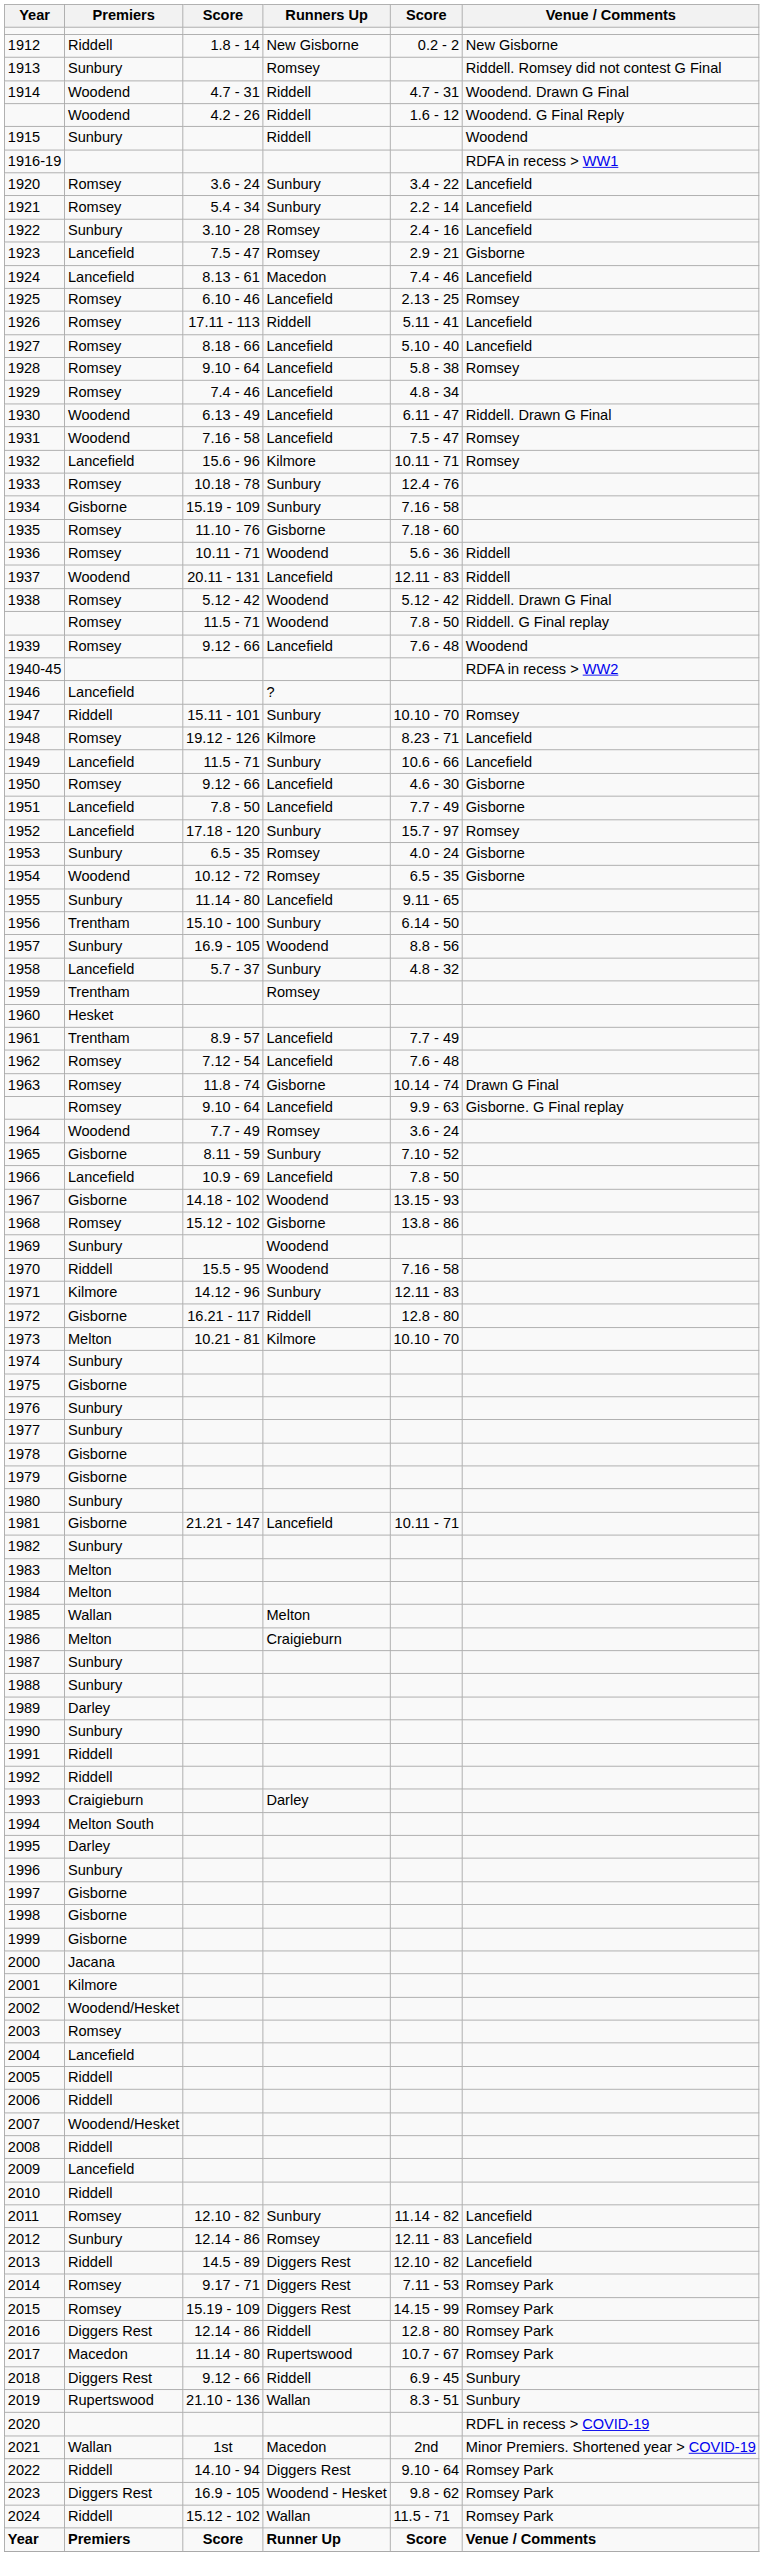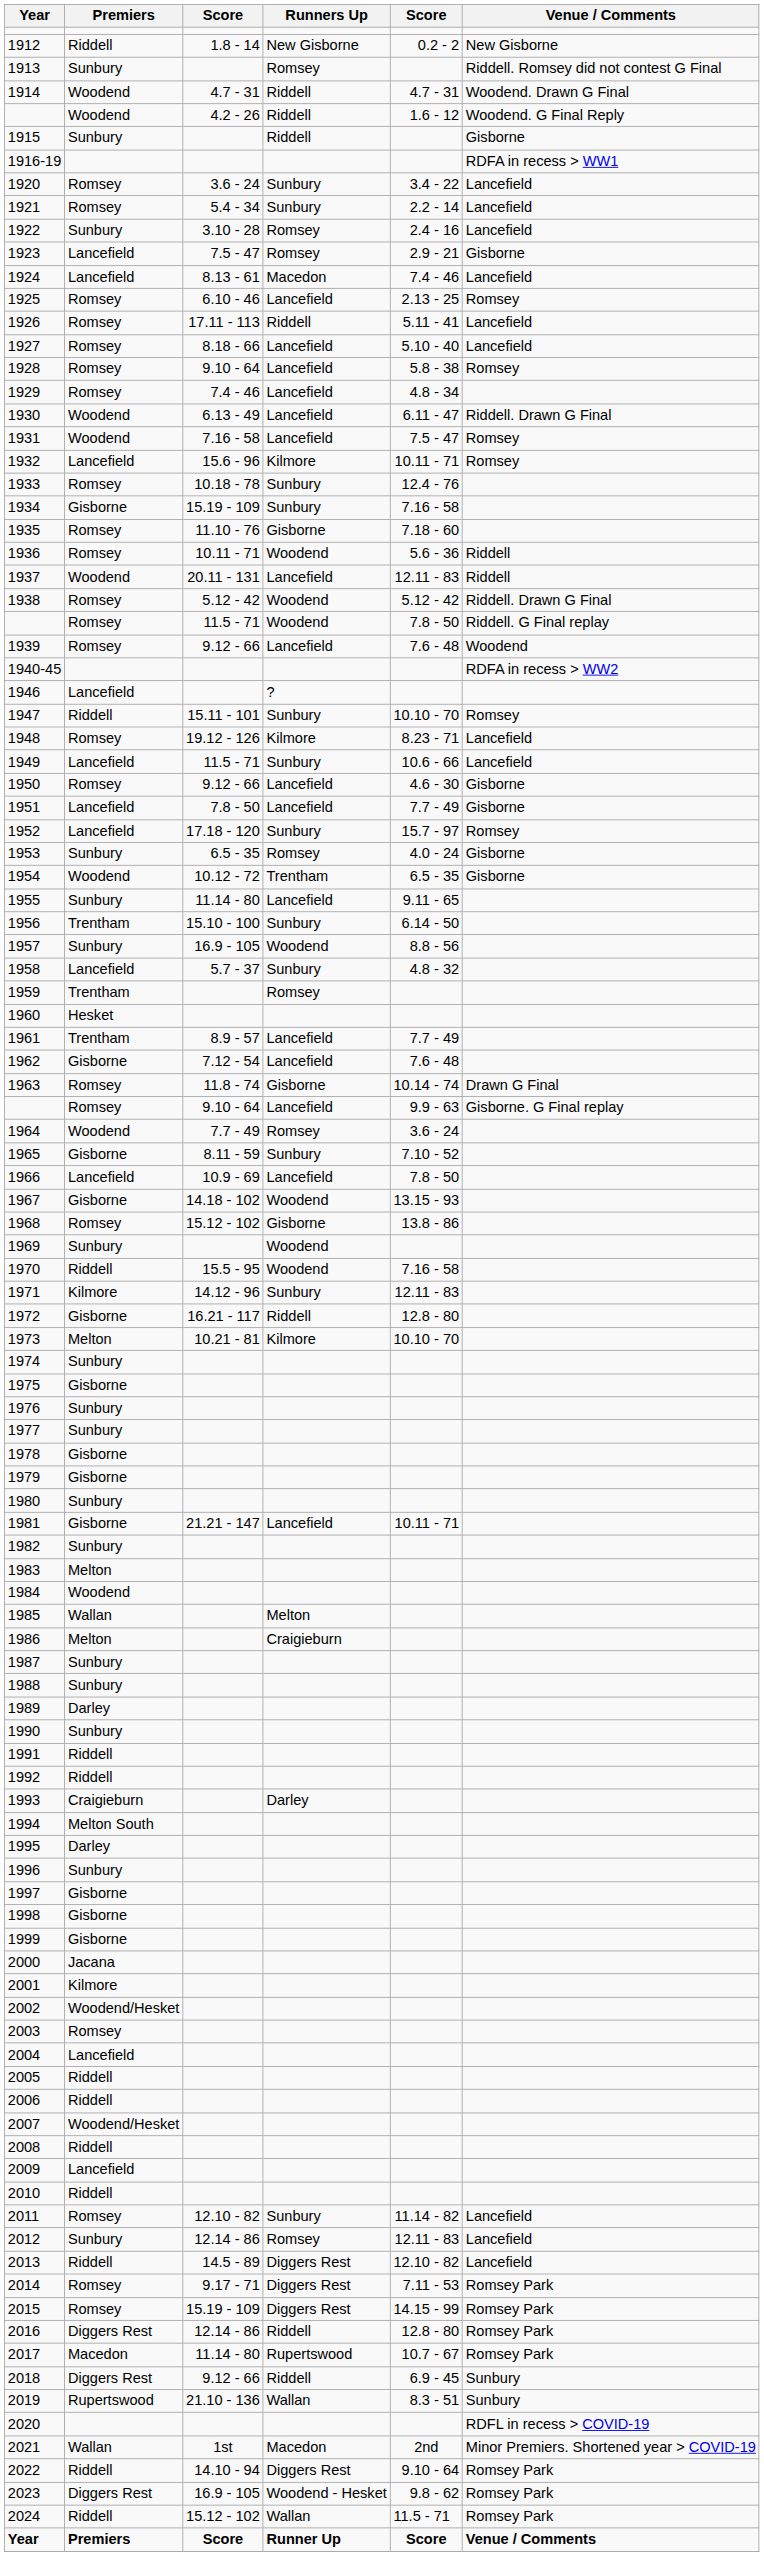(497, 138) Woodend -> (495, 138) Gisborne
(293, 877) Romsey -> (297, 877) Trentham
(95, 1061) Romsey -> (97, 1061) Gisborne
(90, 1592) Melton -> (99, 1592) Woodend
